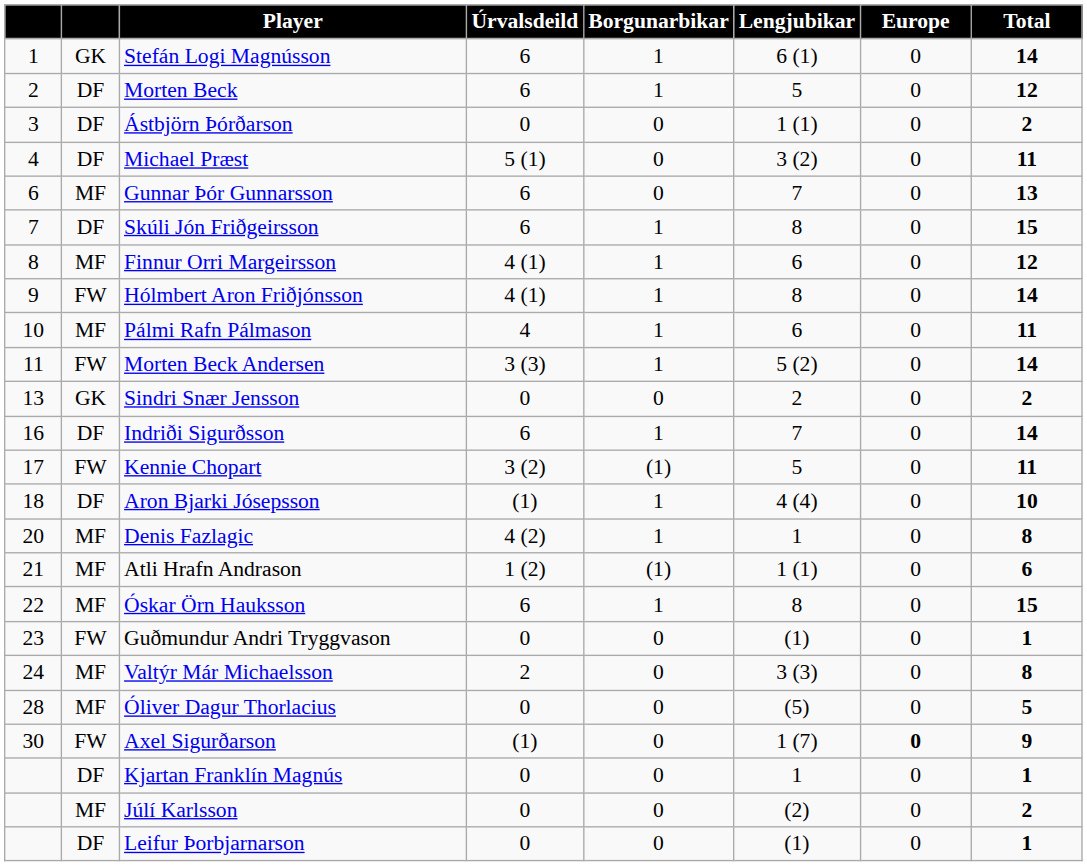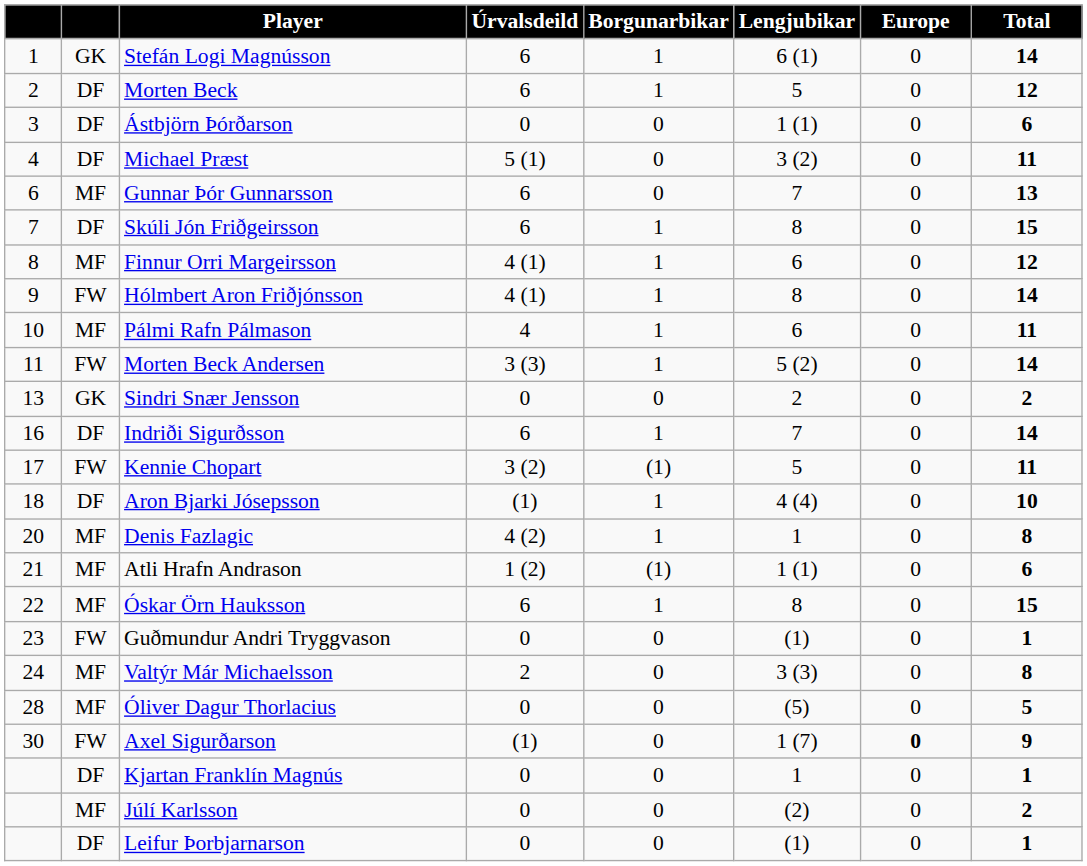(1027, 124) 2 -> (1027, 124) 6
